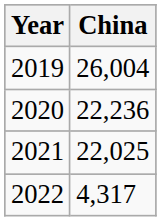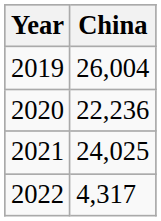(113, 151) 22,025 -> (113, 151) 24,025
